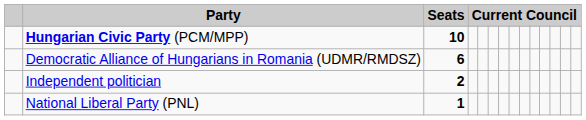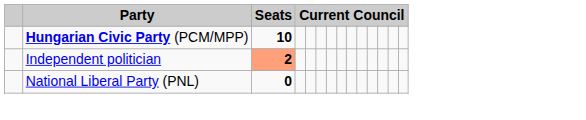- row: (223, 59)
(461, 81) no background -> (288, 59) lightsalmon background
(461, 103) 1 -> (288, 81) 0
